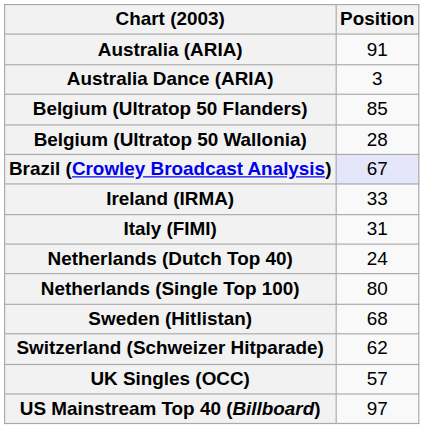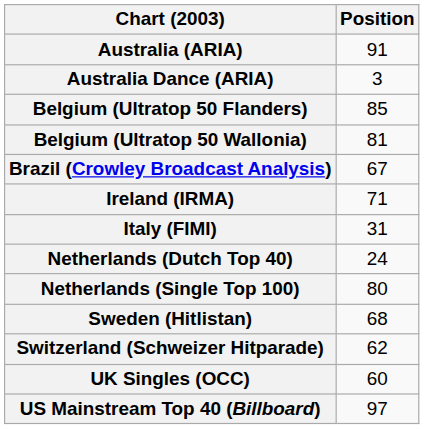(377, 139) 28 -> (377, 139) 81
(377, 169) lavender background -> (377, 169) no background
(377, 199) 33 -> (377, 199) 71
(377, 378) 57 -> (377, 378) 60
